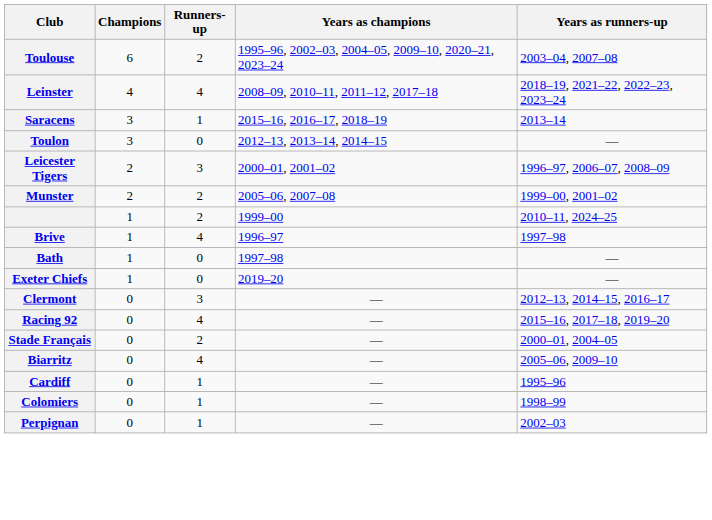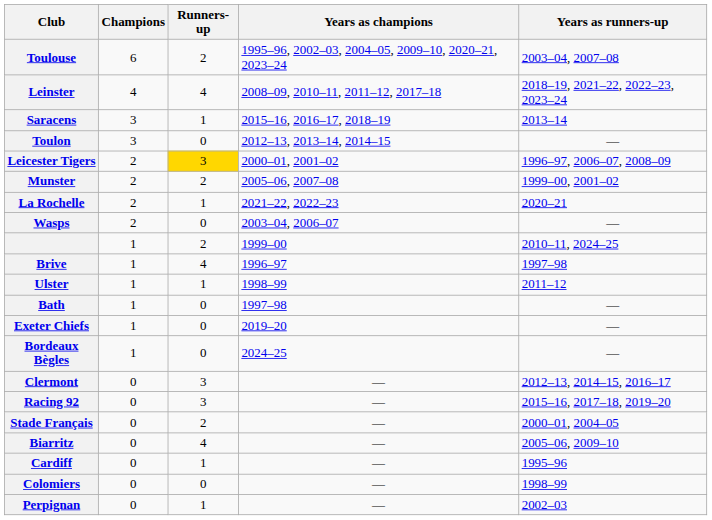(200, 168) no background -> (203, 161) gold background
+ row: (51, 202)
+ row: (51, 222)
+ row: (51, 284)
+ row: (51, 353)
(200, 319) 4 -> (203, 401) 3
(200, 401) 1 -> (203, 484) 0
